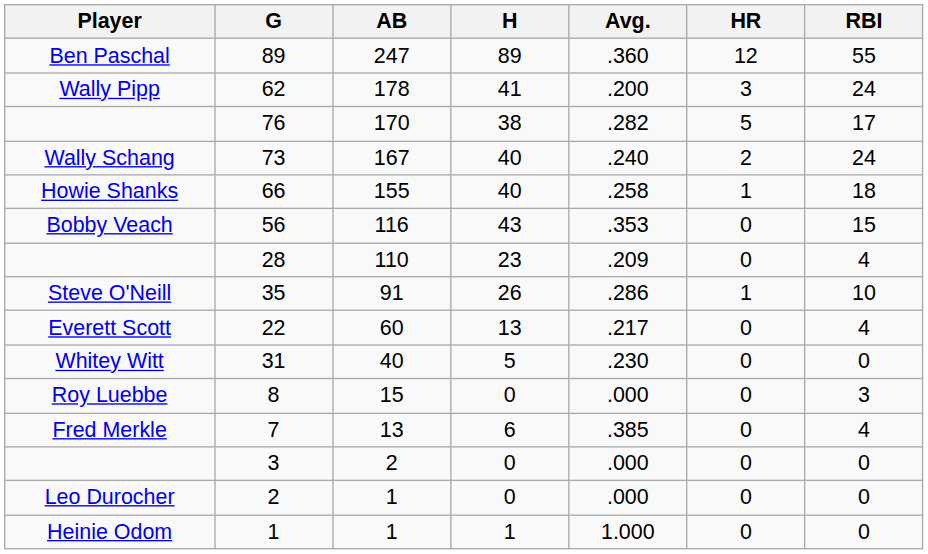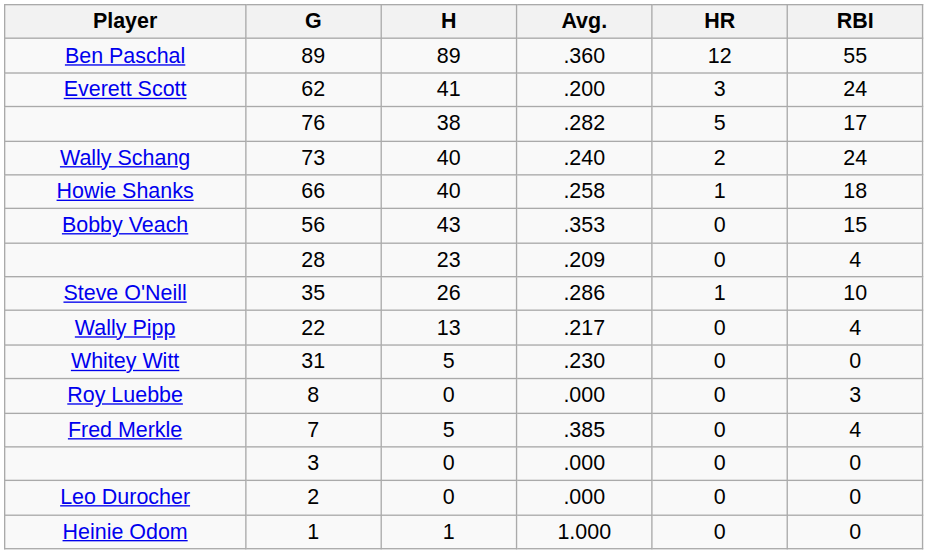- column: (392, 21)
(110, 89) Wally Pipp -> (125, 89) Everett Scott
(110, 327) Everett Scott -> (125, 327) Wally Pipp
(510, 429) 6 -> (449, 429) 5
